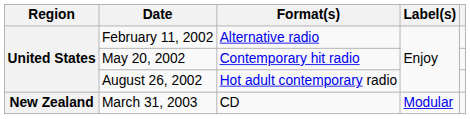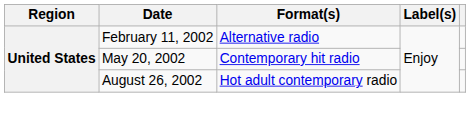- row: (150, 102)
